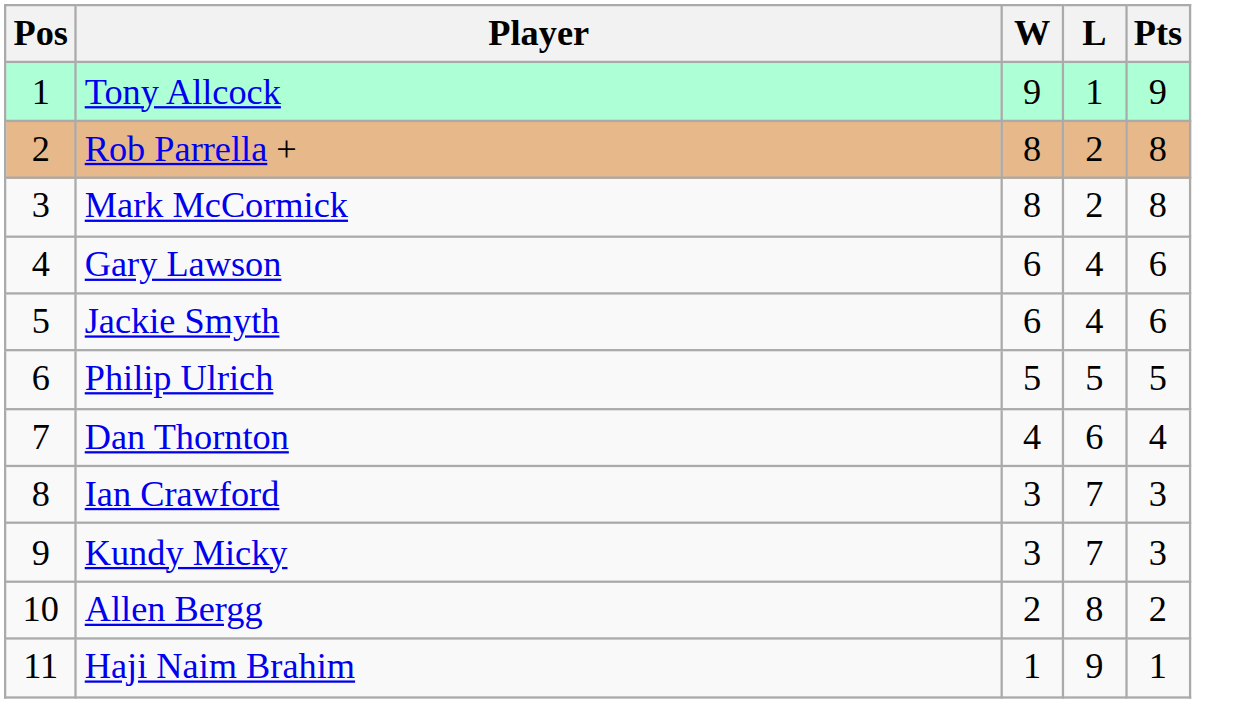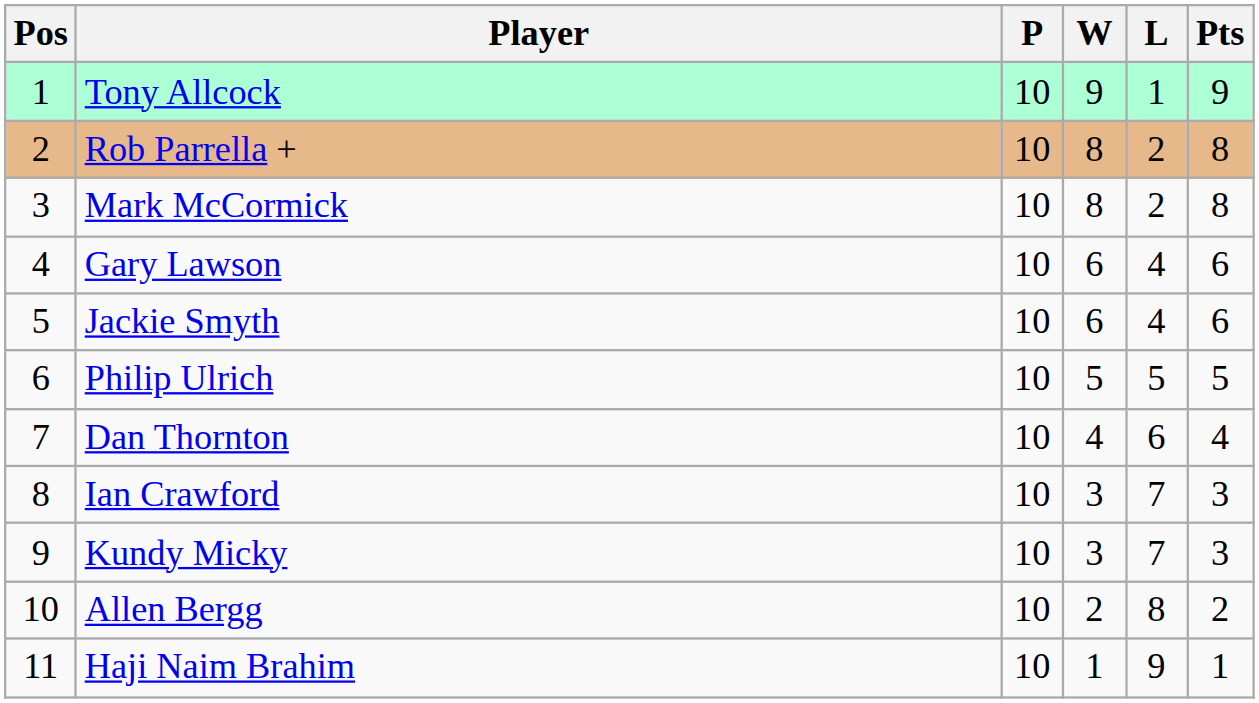+ column: (1032, 33)
